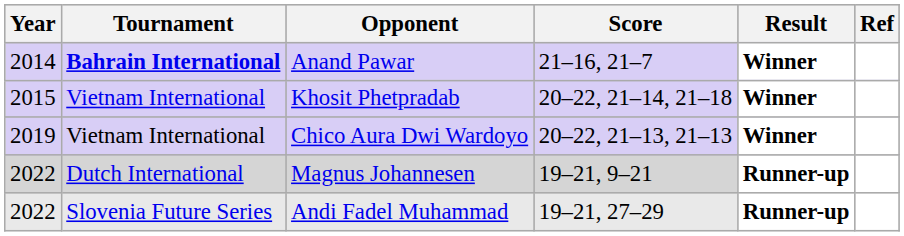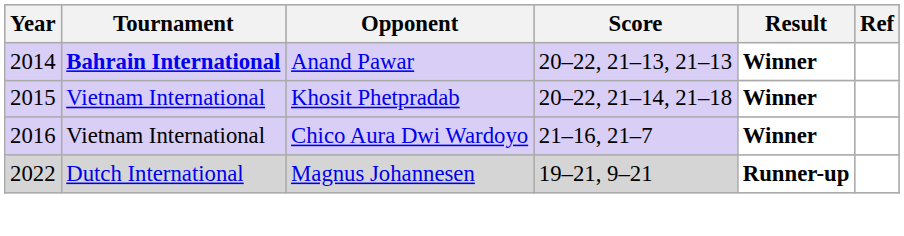(596, 61) 21–16, 21–7 -> (635, 61) 20–22, 21–13, 21–13
(33, 136) 2019 -> (33, 136) 2016
(635, 136) 20–22, 21–13, 21–13 -> (596, 136) 21–16, 21–7
- row: (400, 211)
